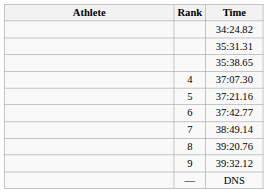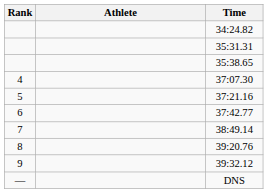columns swapped: (190, 12) <-> (89, 12)
